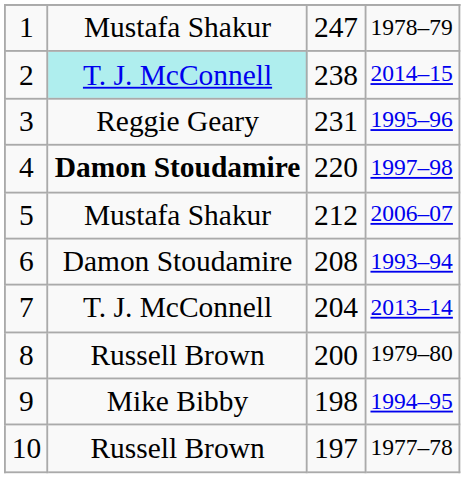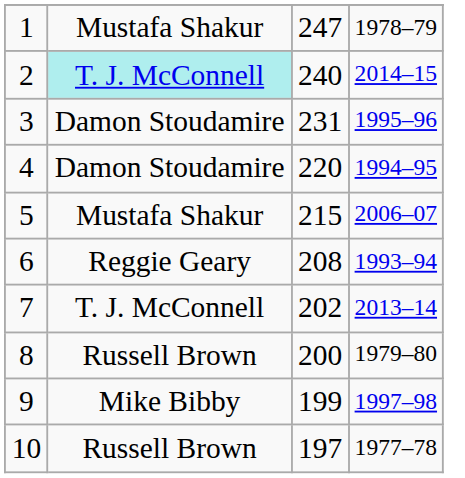(336, 74) 238 -> (320, 74) 240
(178, 121) Reggie Geary -> (170, 121) Damon Stoudamire
(178, 167) bold -> (170, 167) normal
(412, 167) 1997–98 -> (396, 167) 1994–95
(336, 214) 212 -> (320, 214) 215
(178, 261) Damon Stoudamire -> (170, 261) Reggie Geary
(336, 307) 204 -> (320, 307) 202
(336, 401) 198 -> (320, 401) 199
(412, 401) 1994–95 -> (396, 401) 1997–98
